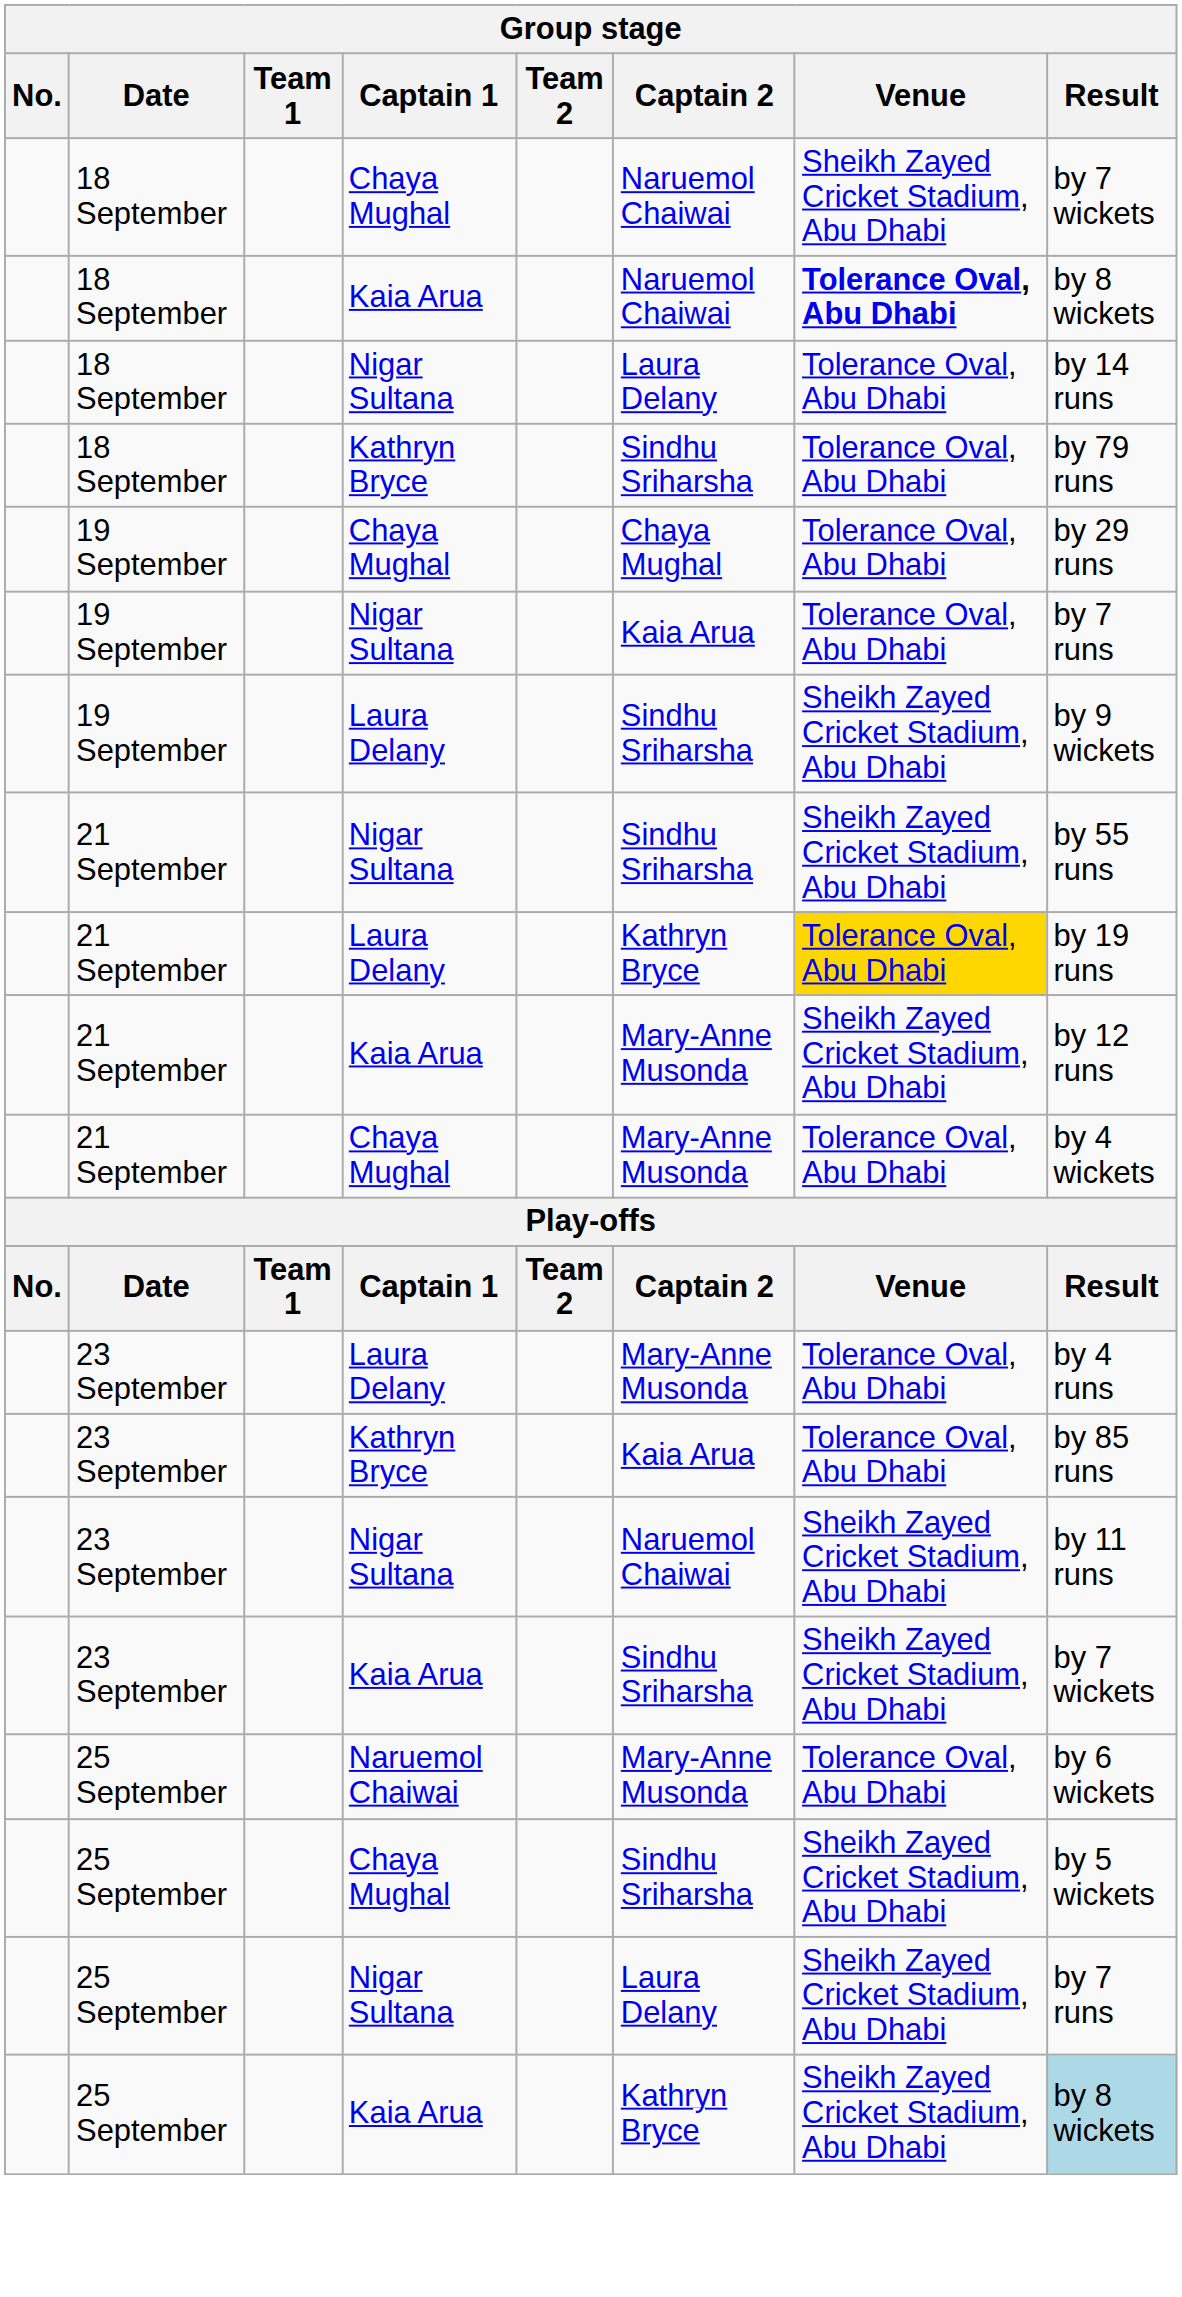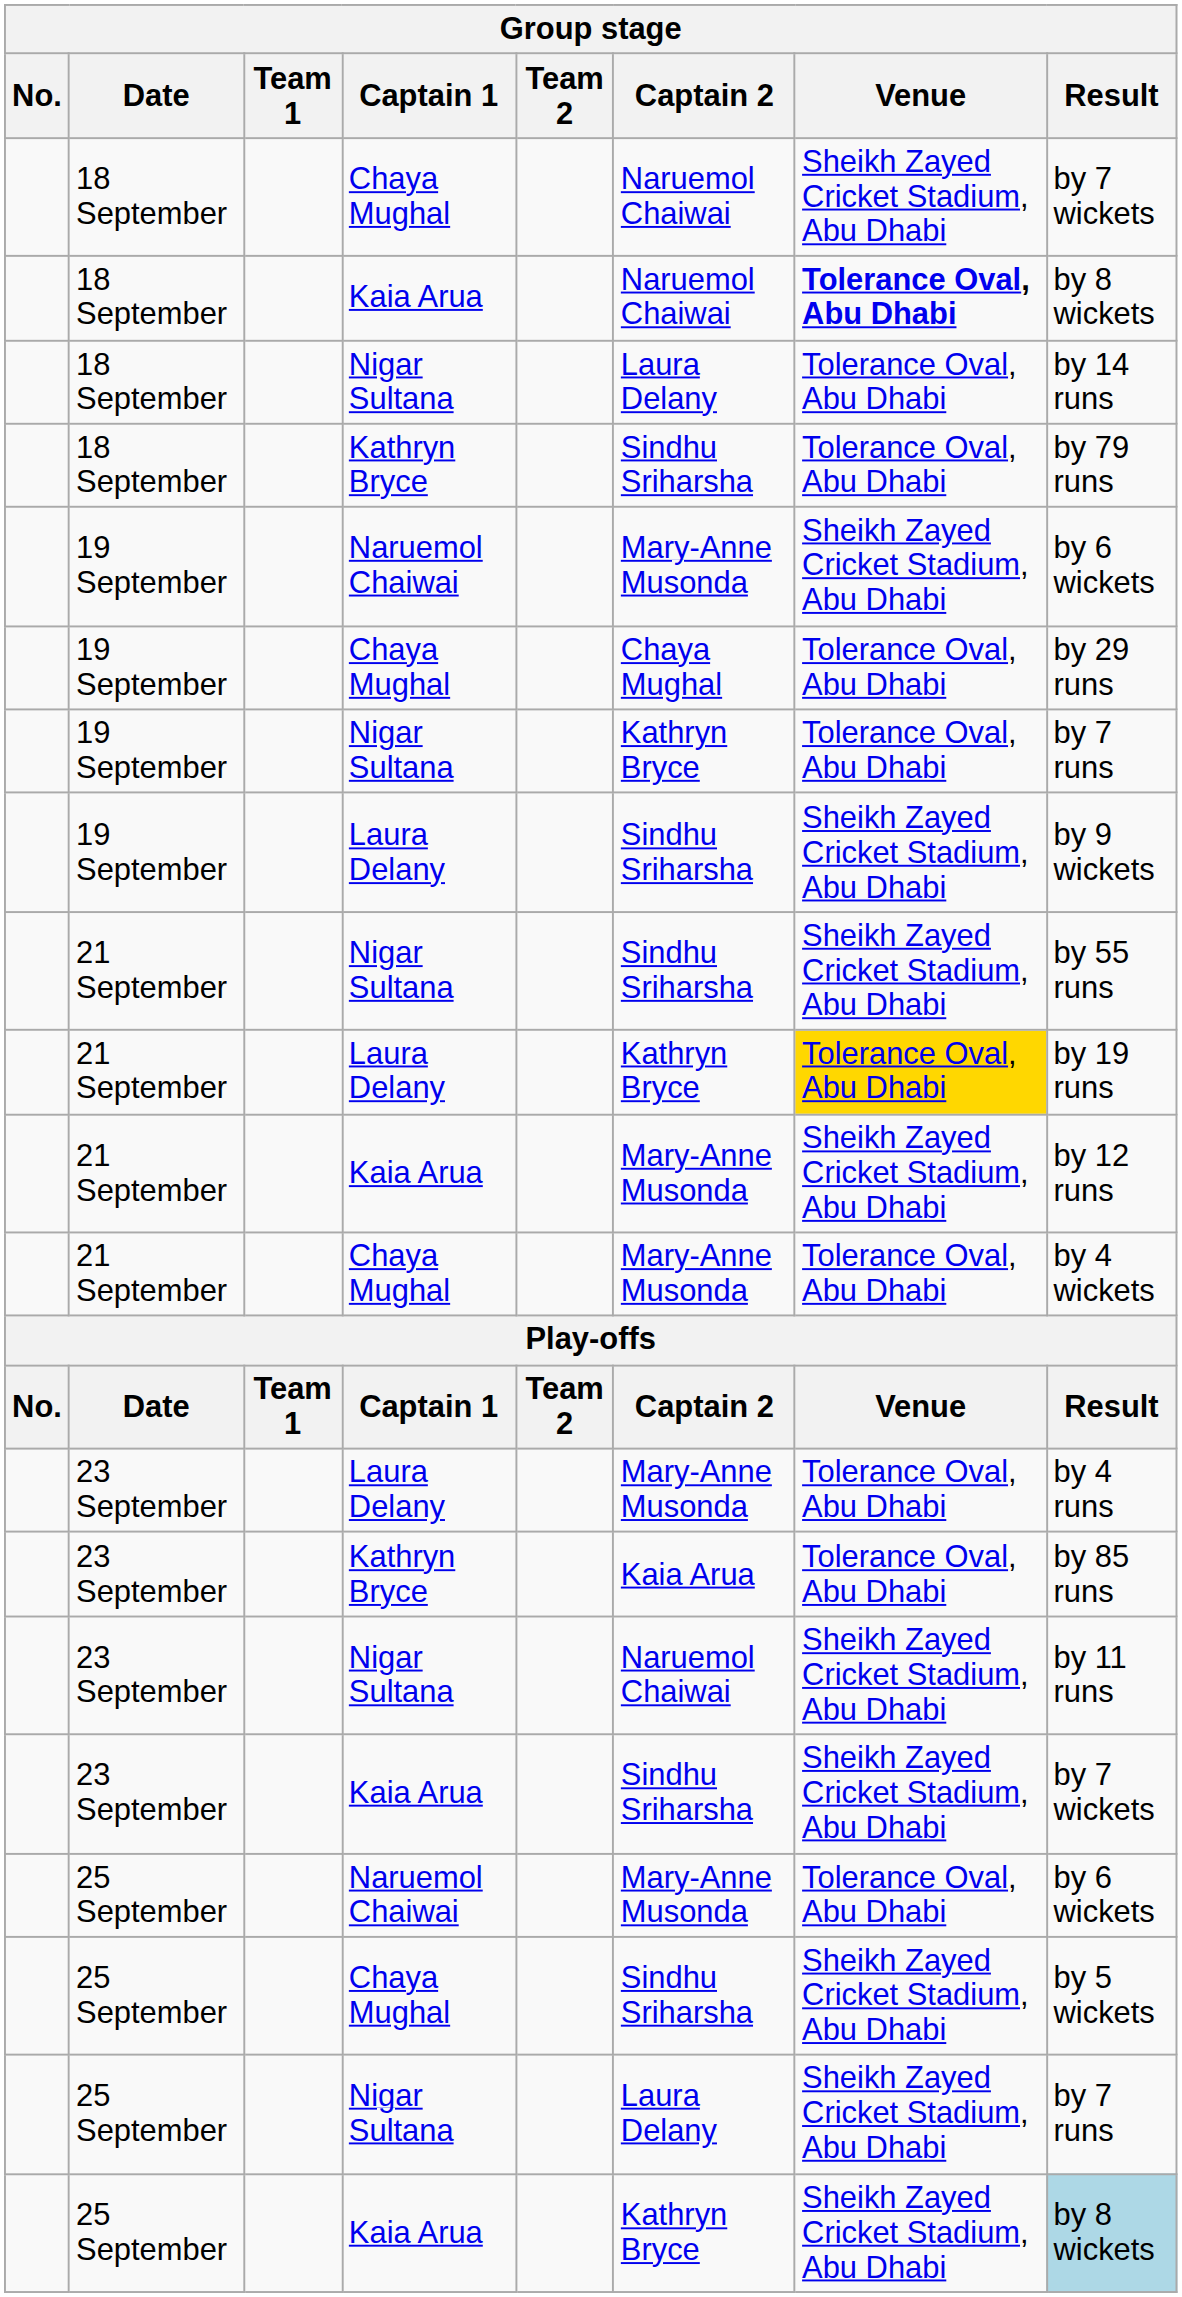+ row: (152, 566)
(688, 632) Kaia Arua -> (674, 750) Kathryn Bryce
